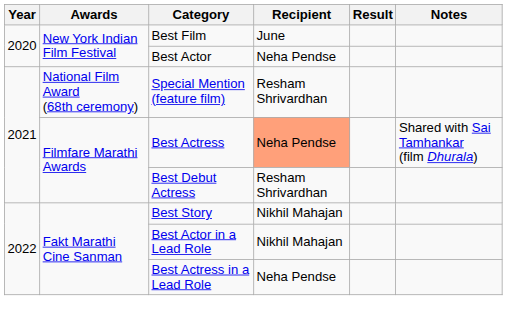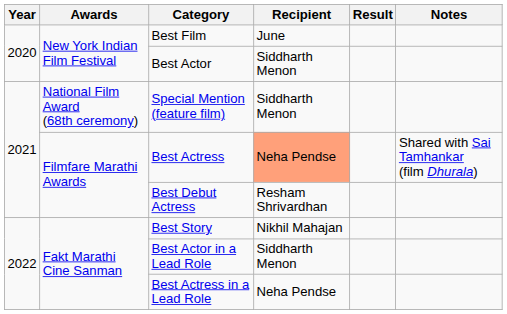(296, 56) Neha Pendse -> (285, 63) Siddharth Menon
(292, 92) Resham Shrivardhan -> (285, 106) Siddharth Menon
(300, 241) Nikhil Mahajan -> (285, 256) Siddharth Menon
